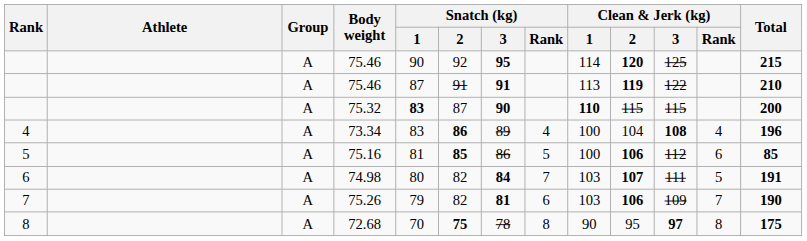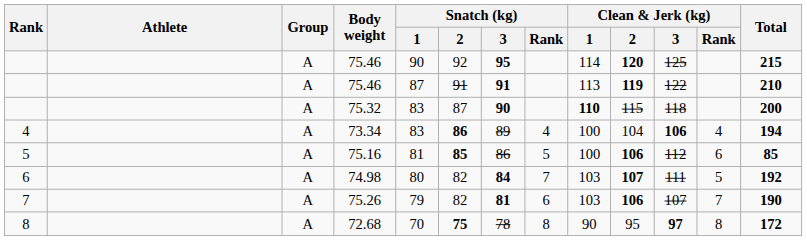(417, 108) bold -> (417, 108) normal
(676, 108) 115 -> (676, 108) 118
(676, 131) 108 -> (676, 131) 106
(771, 131) 196 -> (771, 131) 194
(771, 177) 191 -> (771, 177) 192
(676, 200) 109 -> (676, 200) 107
(771, 223) 175 -> (771, 223) 172
